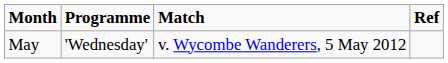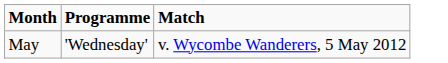- column: (427, 17)
